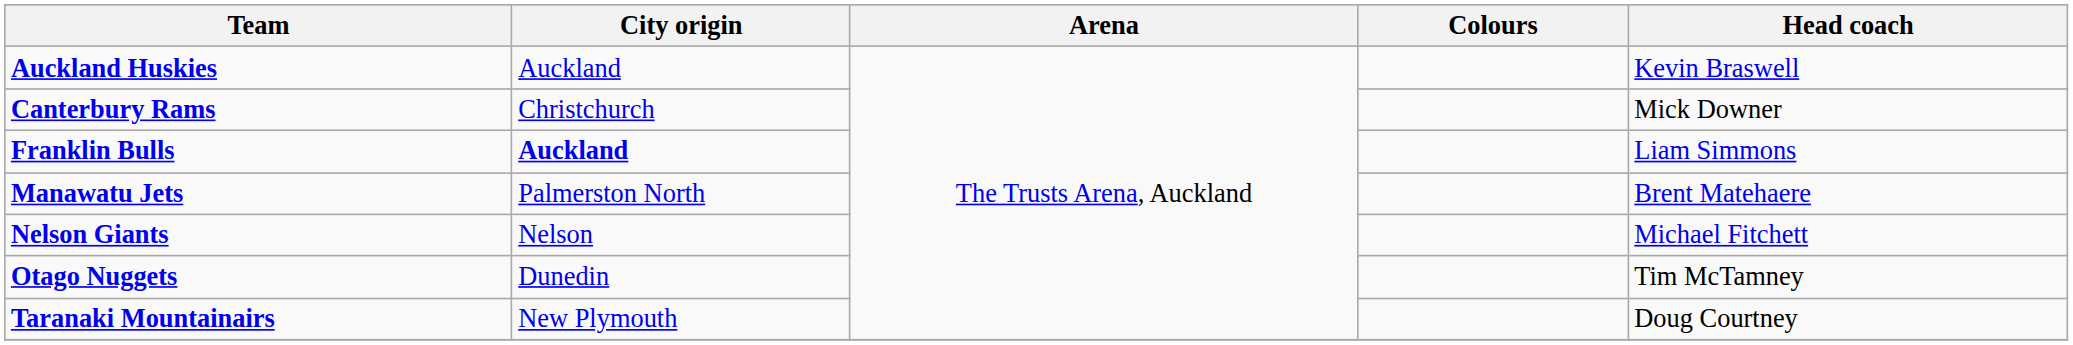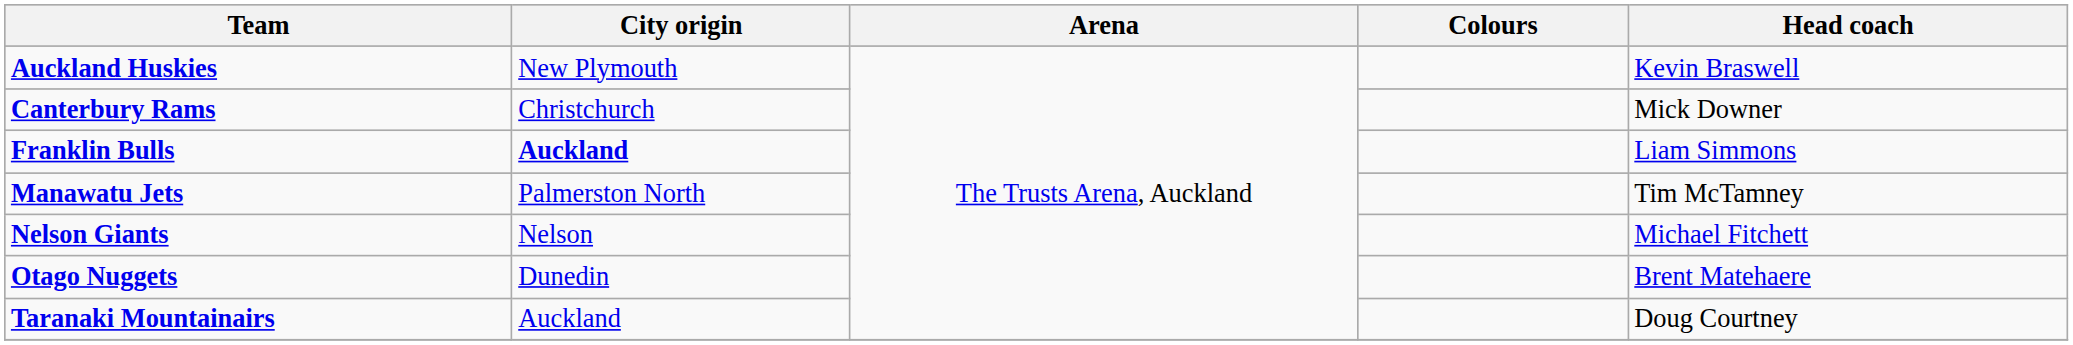(570, 67) Auckland -> (598, 67) New Plymouth
(1723, 192) Brent Matehaere -> (1719, 192) Tim McTamney
(1719, 276) Tim McTamney -> (1723, 276) Brent Matehaere
(598, 318) New Plymouth -> (570, 318) Auckland
